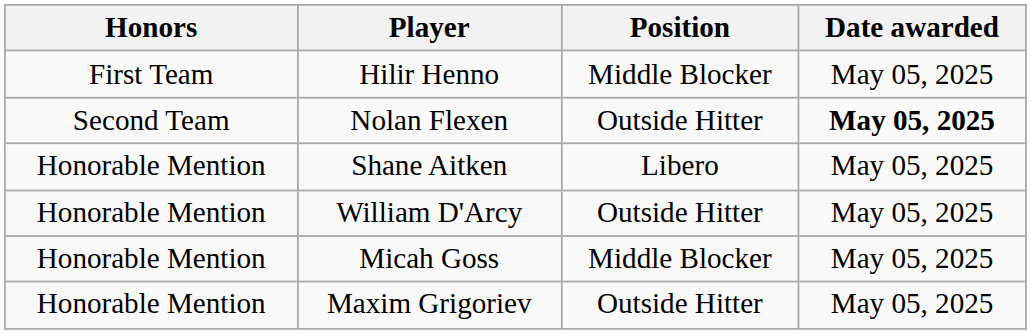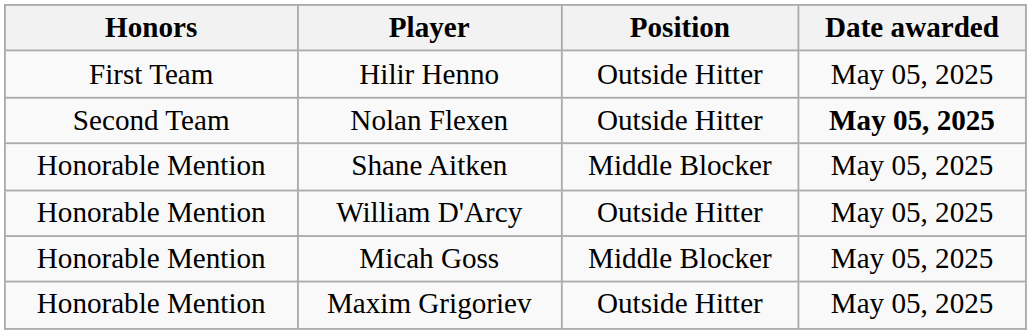(680, 73) Middle Blocker -> (680, 73) Outside Hitter
(680, 166) Libero -> (680, 166) Middle Blocker
